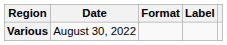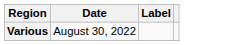- column: (160, 13)
